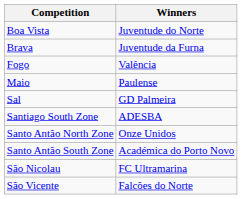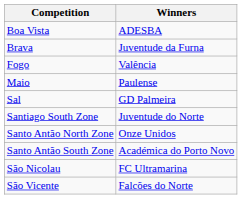(161, 30) Juventude do Norte -> (140, 30) ADESBA
(140, 116) ADESBA -> (161, 116) Juventude do Norte
